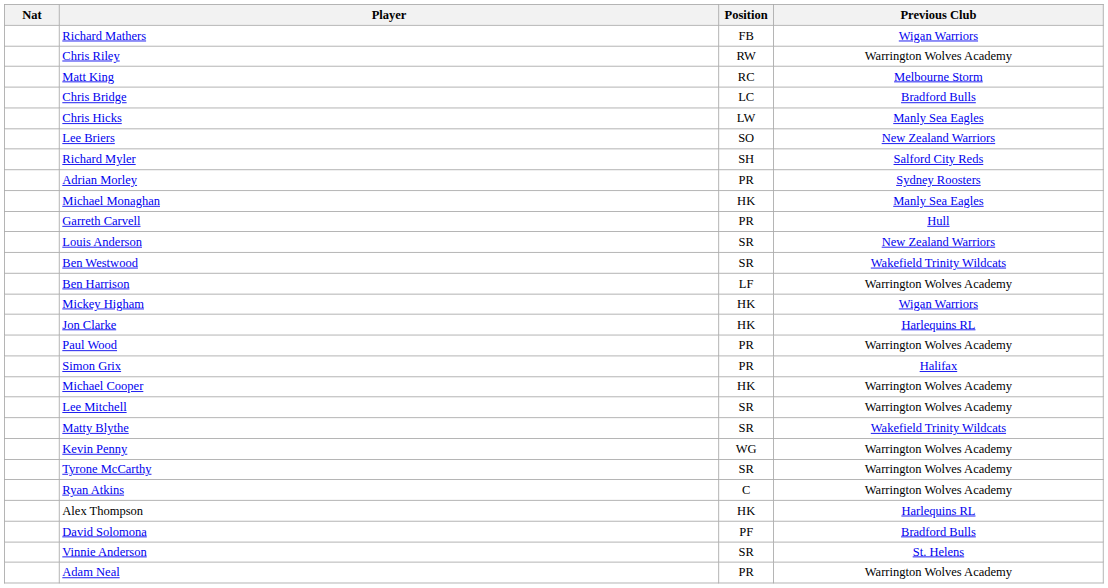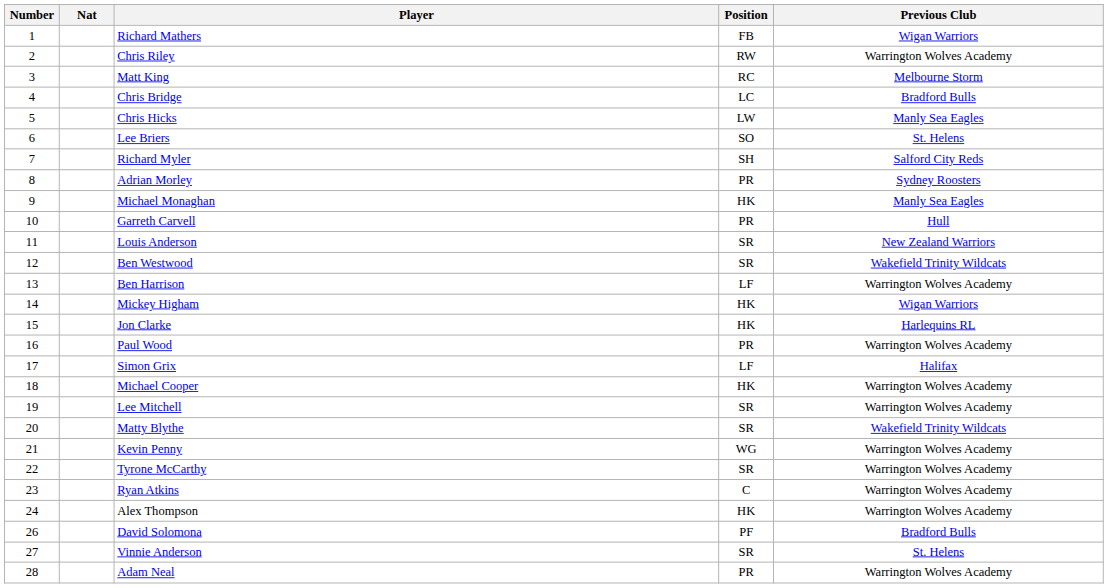+ column: (32, 15)
(938, 139) New Zealand Warriors -> (938, 139) St. Helens
(746, 366) PR -> (746, 366) LF
(938, 511) Harlequins RL -> (938, 511) Warrington Wolves Academy
